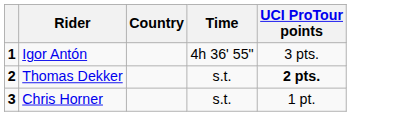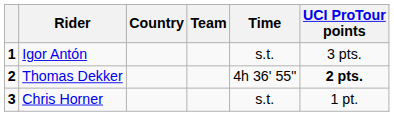+ column: (208, 23)
(222, 54) 4h 36' 55" -> (265, 54) s.t.
(222, 76) s.t. -> (265, 76) 4h 36' 55"
